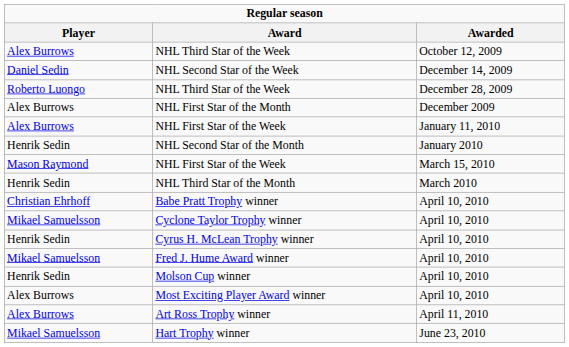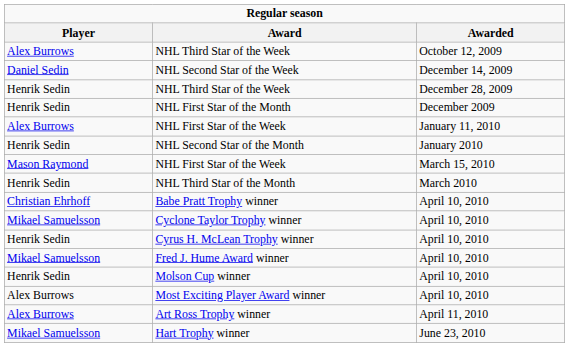(46, 88) Roberto Luongo -> (39, 88) Henrik Sedin
(40, 107) Alex Burrows -> (39, 107) Henrik Sedin
